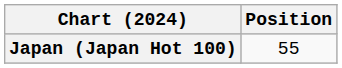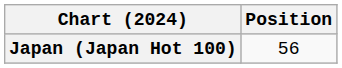(289, 49) 55 -> (289, 49) 56
